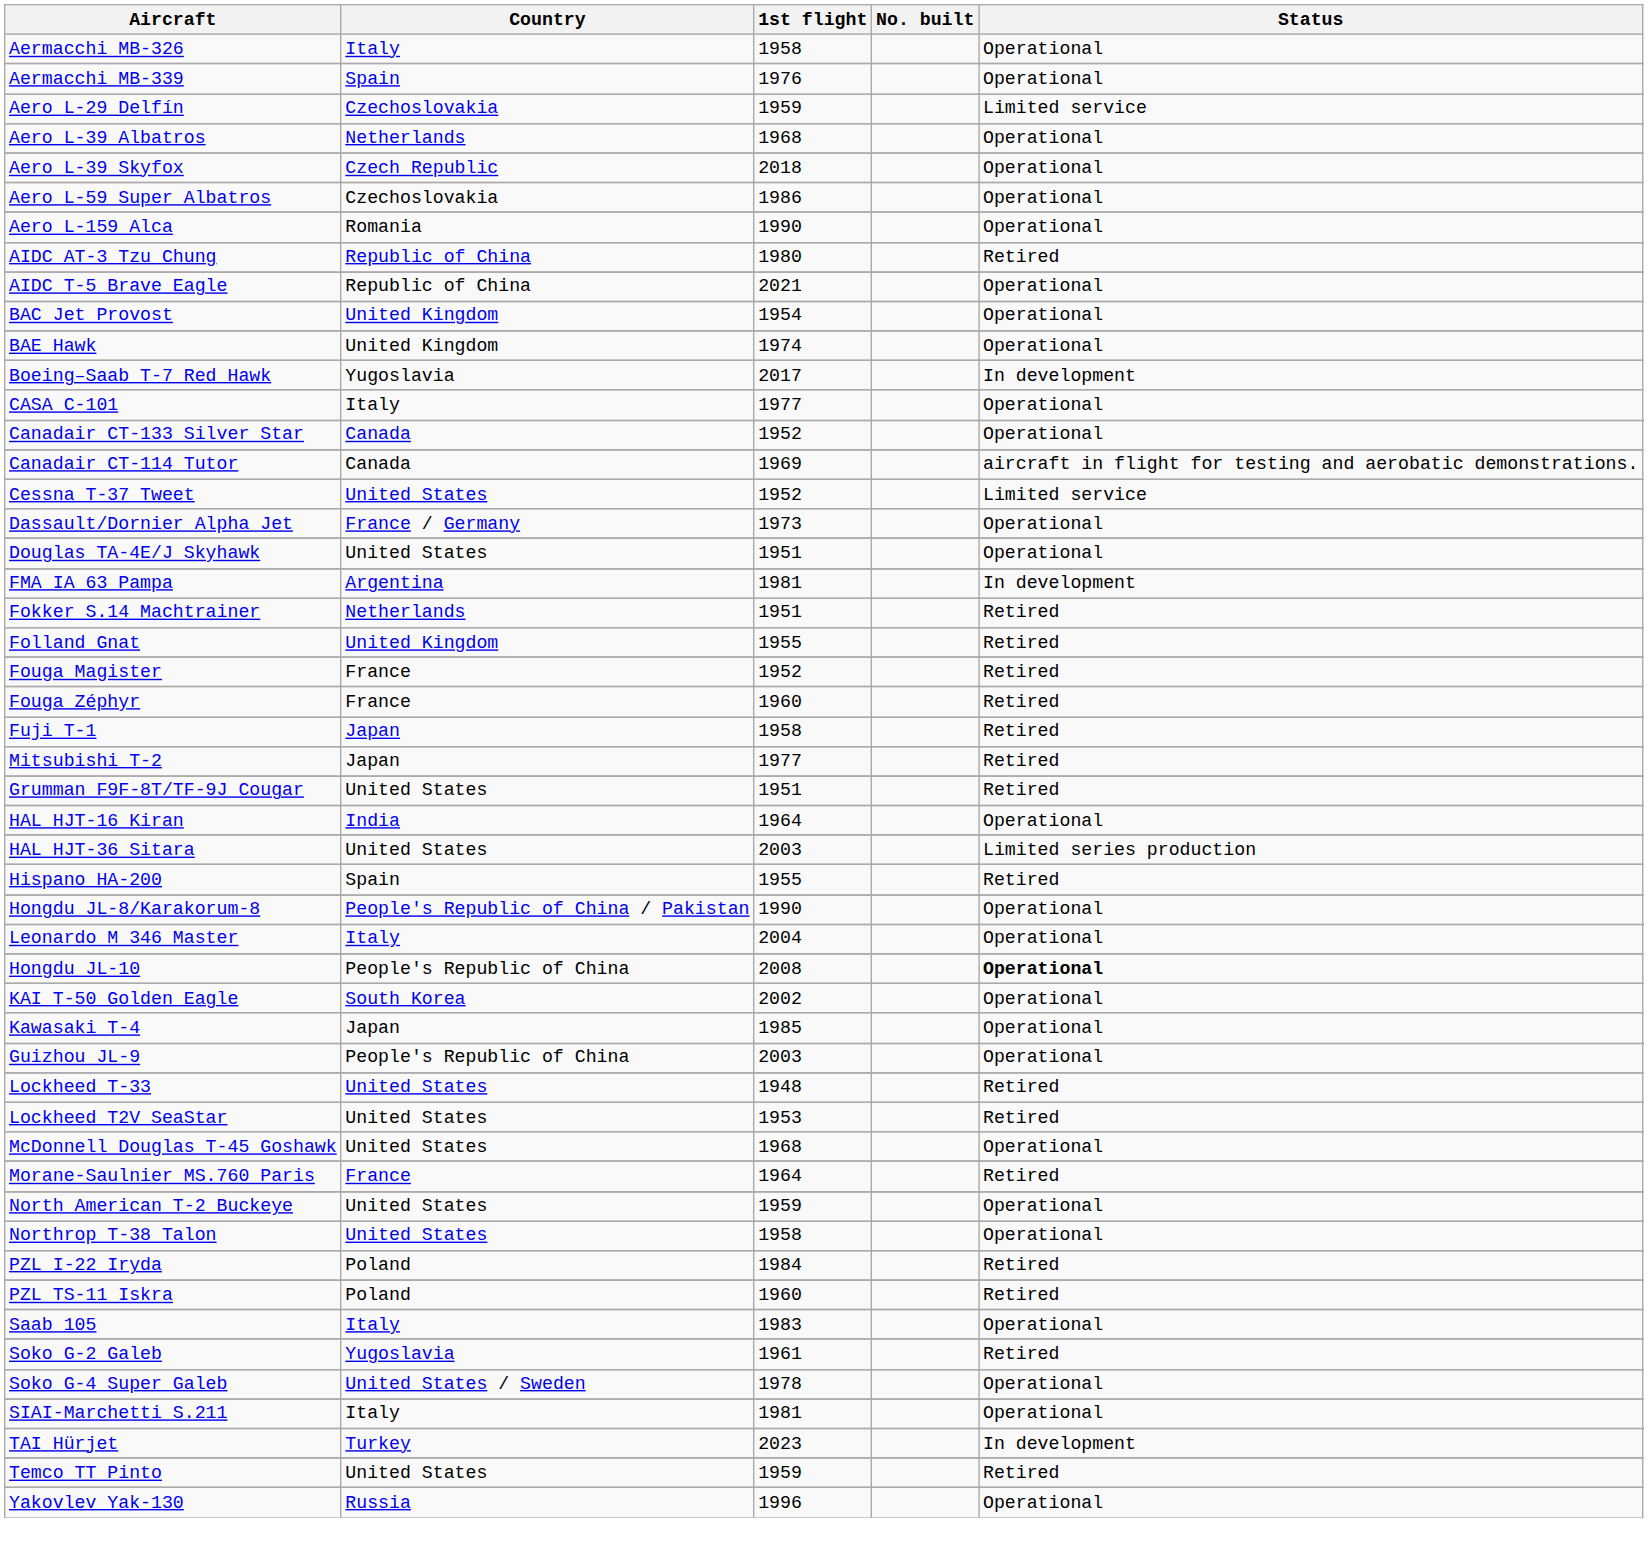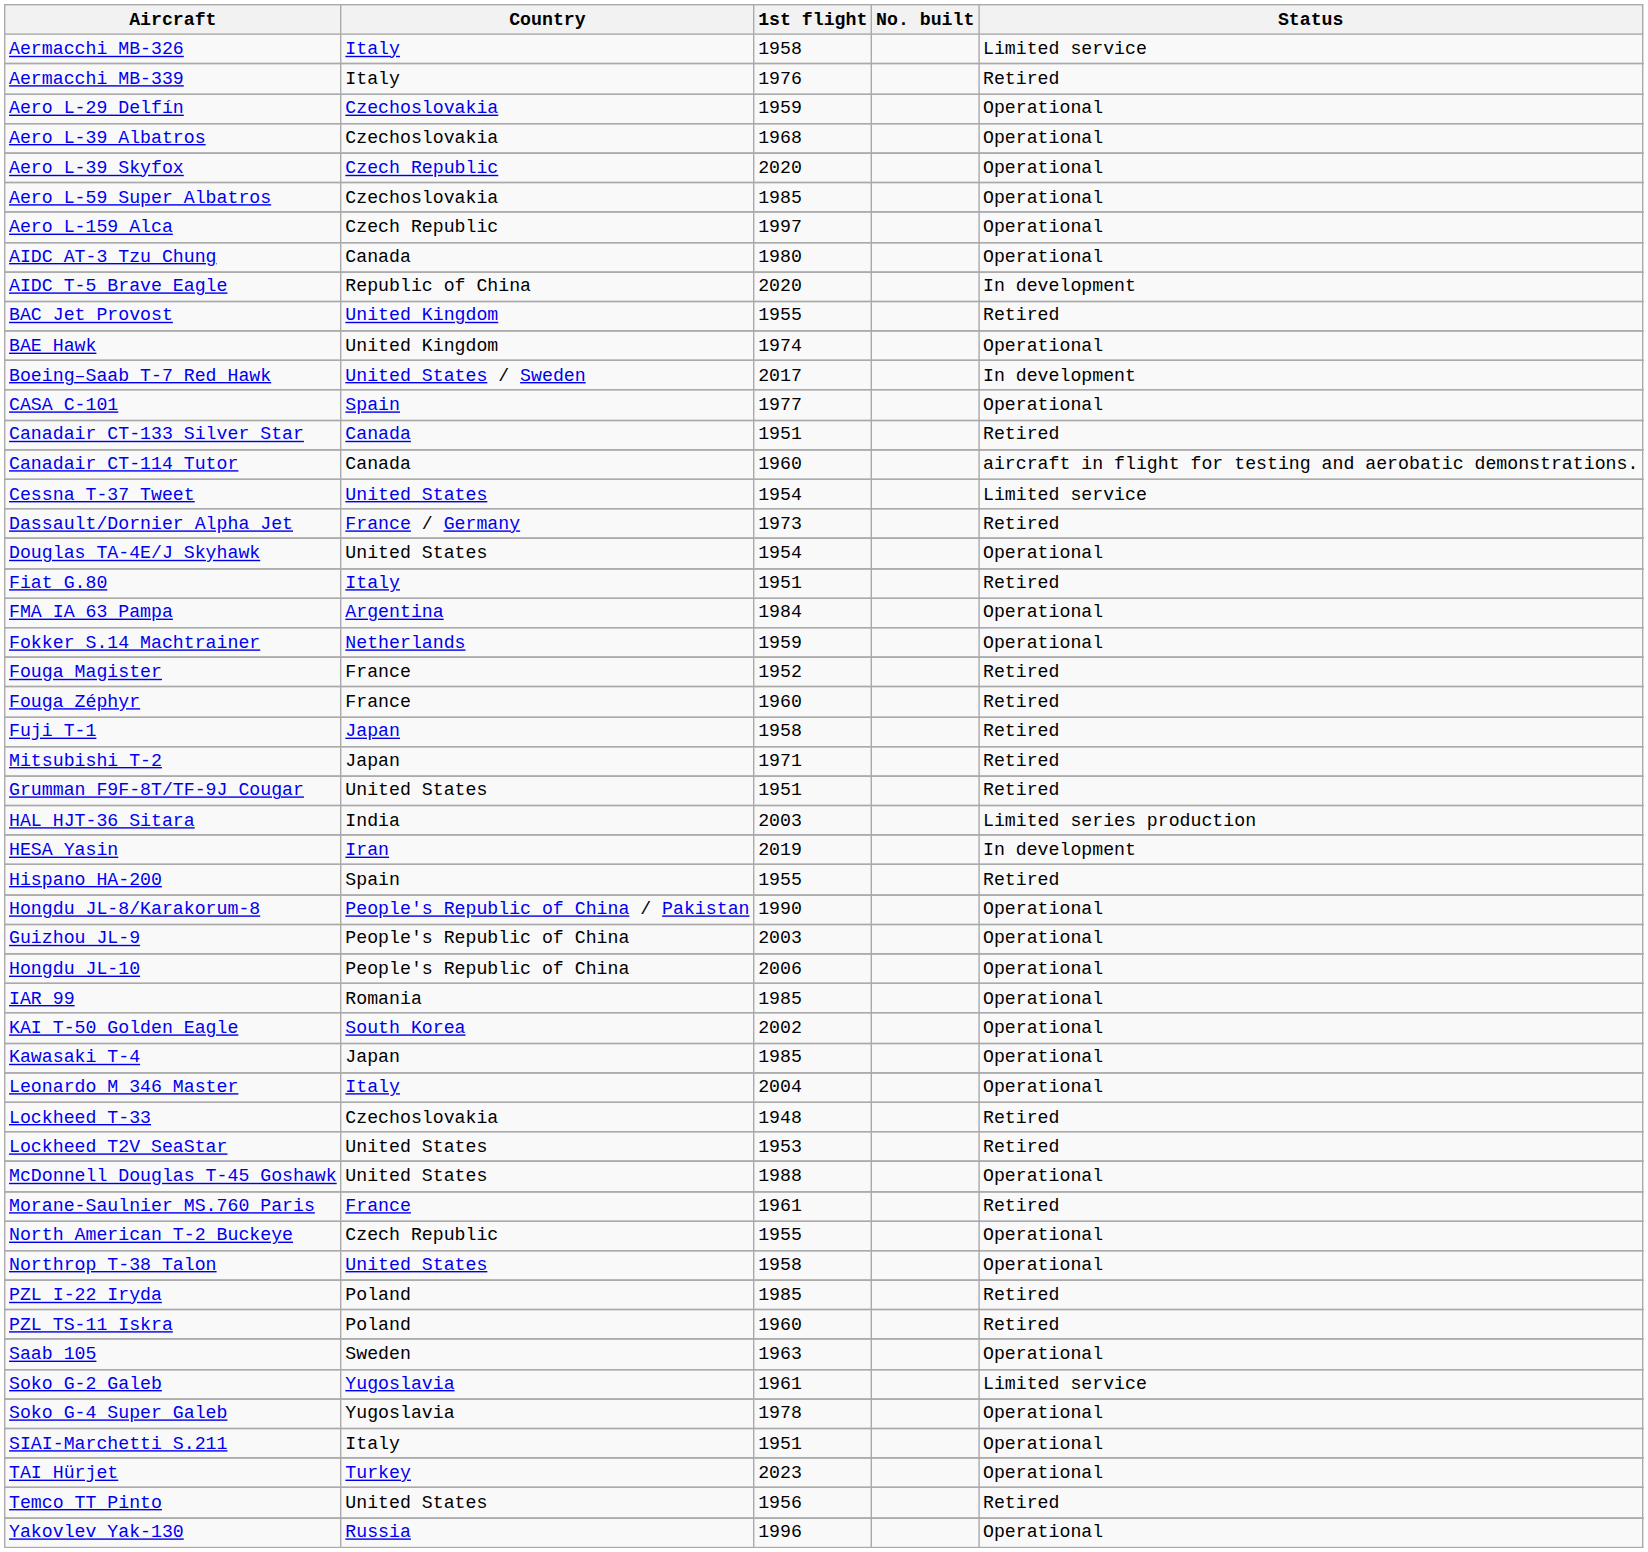(1043, 49) Operational -> (1065, 49) Limited service
(373, 79) Spain -> (373, 79) Italy
(1043, 79) Operational -> (1021, 79) Retired
(1065, 109) Limited service -> (1043, 109) Operational
(405, 138) Netherlands -> (422, 138) Czechoslovakia
(780, 168) 2018 -> (780, 168) 2020
(780, 198) 1986 -> (780, 198) 1985
(384, 227) Romania -> (422, 227) Czech Republic
(780, 227) 1990 -> (780, 227) 1997
(438, 257) Republic of China -> (378, 257) Canada
(1021, 257) Retired -> (1043, 257) Operational
(780, 286) 2021 -> (780, 286) 2020
(1043, 286) Operational -> (1059, 286) In development
(780, 316) 1954 -> (780, 316) 1955
(1043, 316) Operational -> (1021, 316) Retired
(400, 375) Yugoslavia -> (466, 375) United States / Sweden
(373, 405) Italy -> (373, 405) Spain
(780, 435) 1952 -> (780, 435) 1951
(1043, 435) Operational -> (1021, 435) Retired
(780, 464) 1969 -> (780, 464) 1960
(780, 494) 1952 -> (780, 494) 1954
(1043, 524) Operational -> (1021, 524) Retired
(780, 553) 1951 -> (780, 553) 1954
+ row: (58, 583)
(780, 583) 1981 -> (780, 613) 1984
(1059, 583) In development -> (1043, 613) Operational
(780, 613) 1951 -> (780, 642) 1959
(1021, 613) Retired -> (1043, 642) Operational
- row: (75, 642)
(780, 761) 1977 -> (780, 761) 1971
- row: (96, 820)
(416, 850) United States -> (373, 820) India
+ row: (64, 850)
rows swapped: (75, 1058) <-> (124, 939)
(780, 969) 2008 -> (780, 969) 2006
(1043, 969) bold -> (1043, 969) normal
+ row: (42, 998)
(416, 1087) United States -> (422, 1117) Czechoslovakia
(780, 1147) 1968 -> (780, 1176) 1988
(780, 1176) 1964 -> (780, 1206) 1961
(416, 1206) United States -> (422, 1236) Czech Republic
(780, 1206) 1959 -> (780, 1236) 1955
(780, 1265) 1984 -> (780, 1295) 1985
(373, 1325) Italy -> (378, 1354) Sweden
(780, 1325) 1983 -> (780, 1354) 1963
(1021, 1354) Retired -> (1065, 1384) Limited service
(466, 1384) United States / Sweden -> (400, 1414) Yugoslavia
(780, 1414) 1981 -> (780, 1443) 1951
(1059, 1443) In development -> (1043, 1473) Operational
(780, 1473) 1959 -> (780, 1503) 1956
